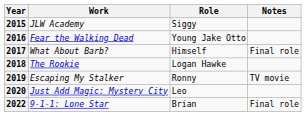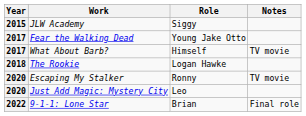(16, 38) 2016 -> (16, 38) 2017
(274, 51) Final role -> (269, 51) TV movie
(16, 78) 2019 -> (16, 78) 2020
